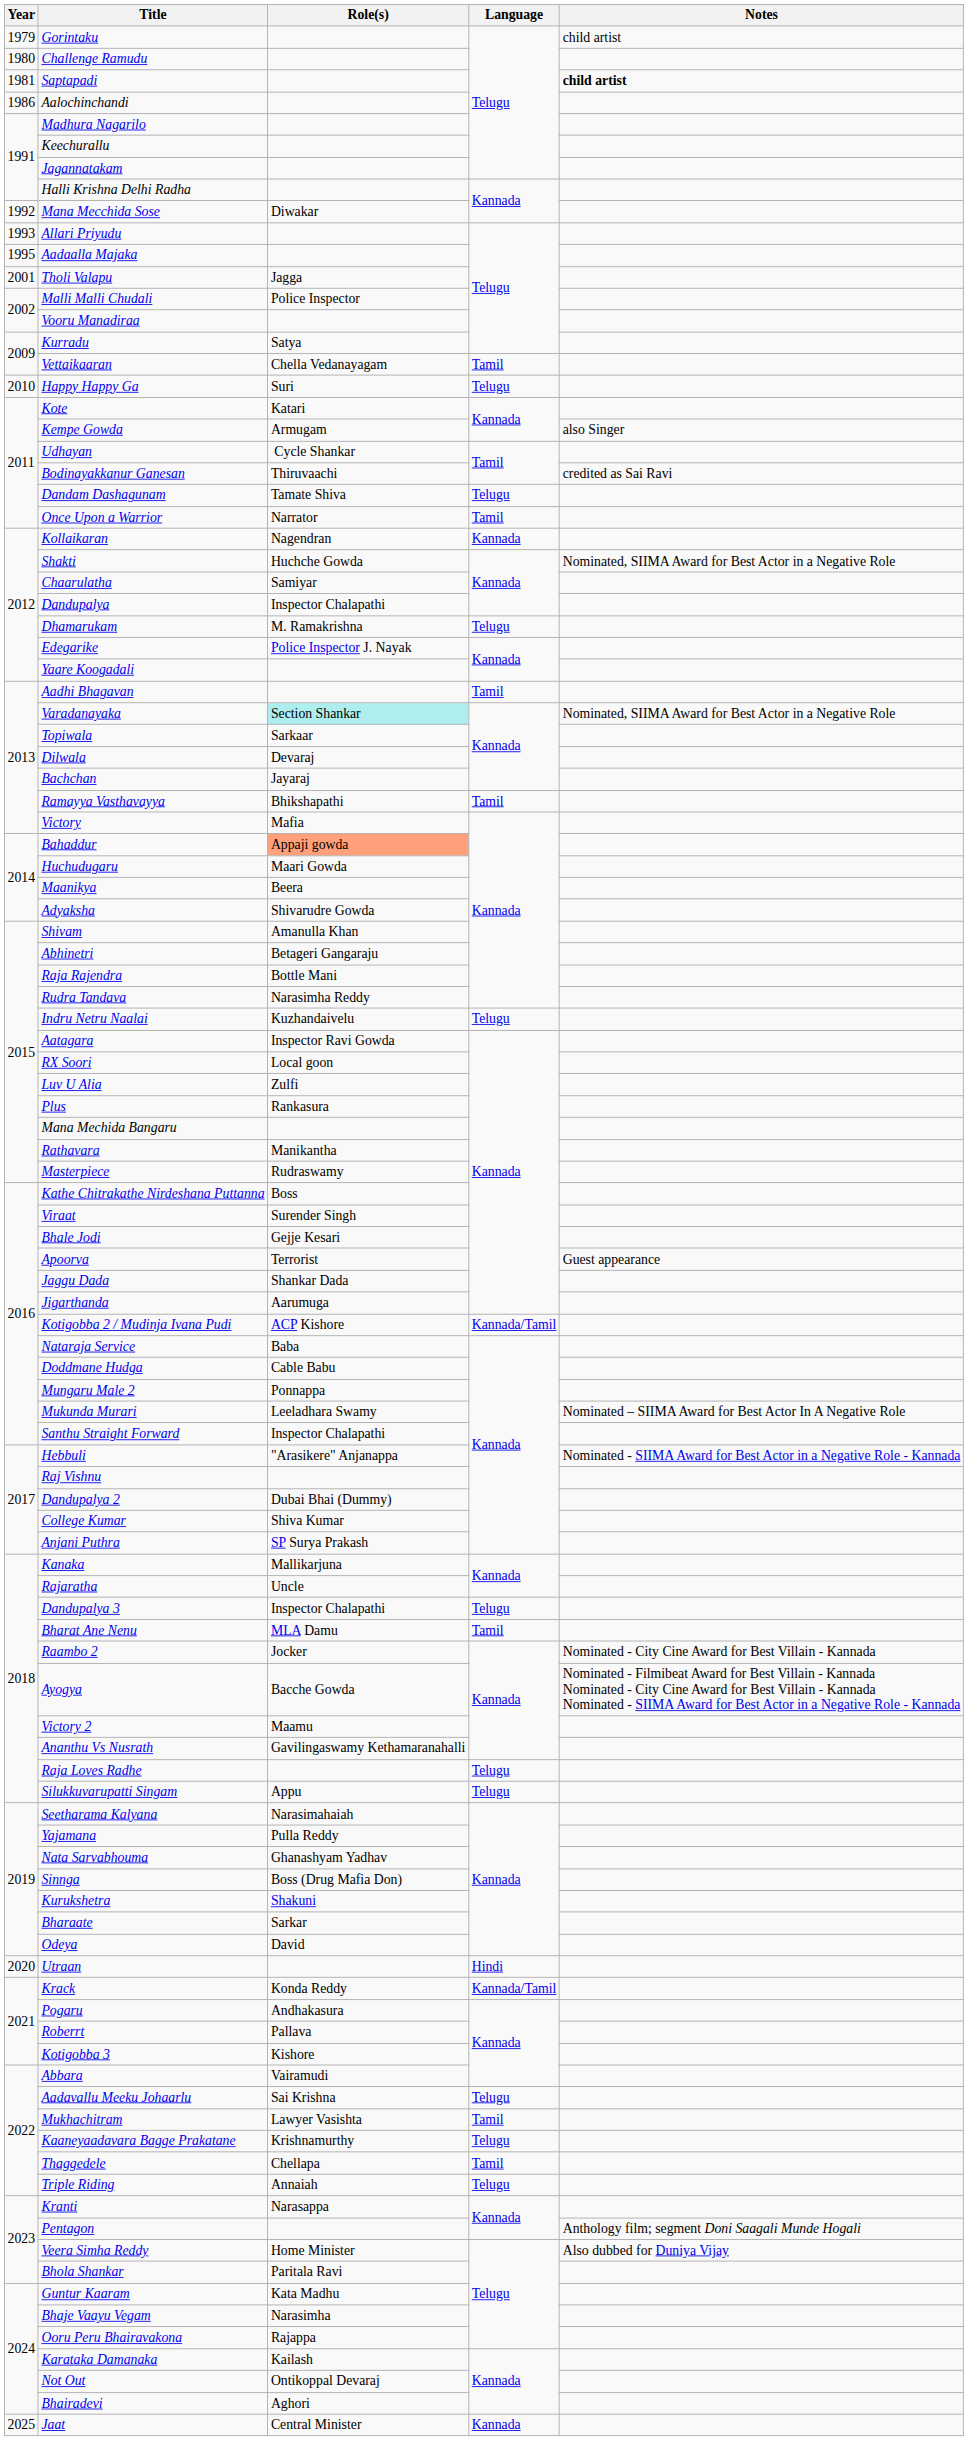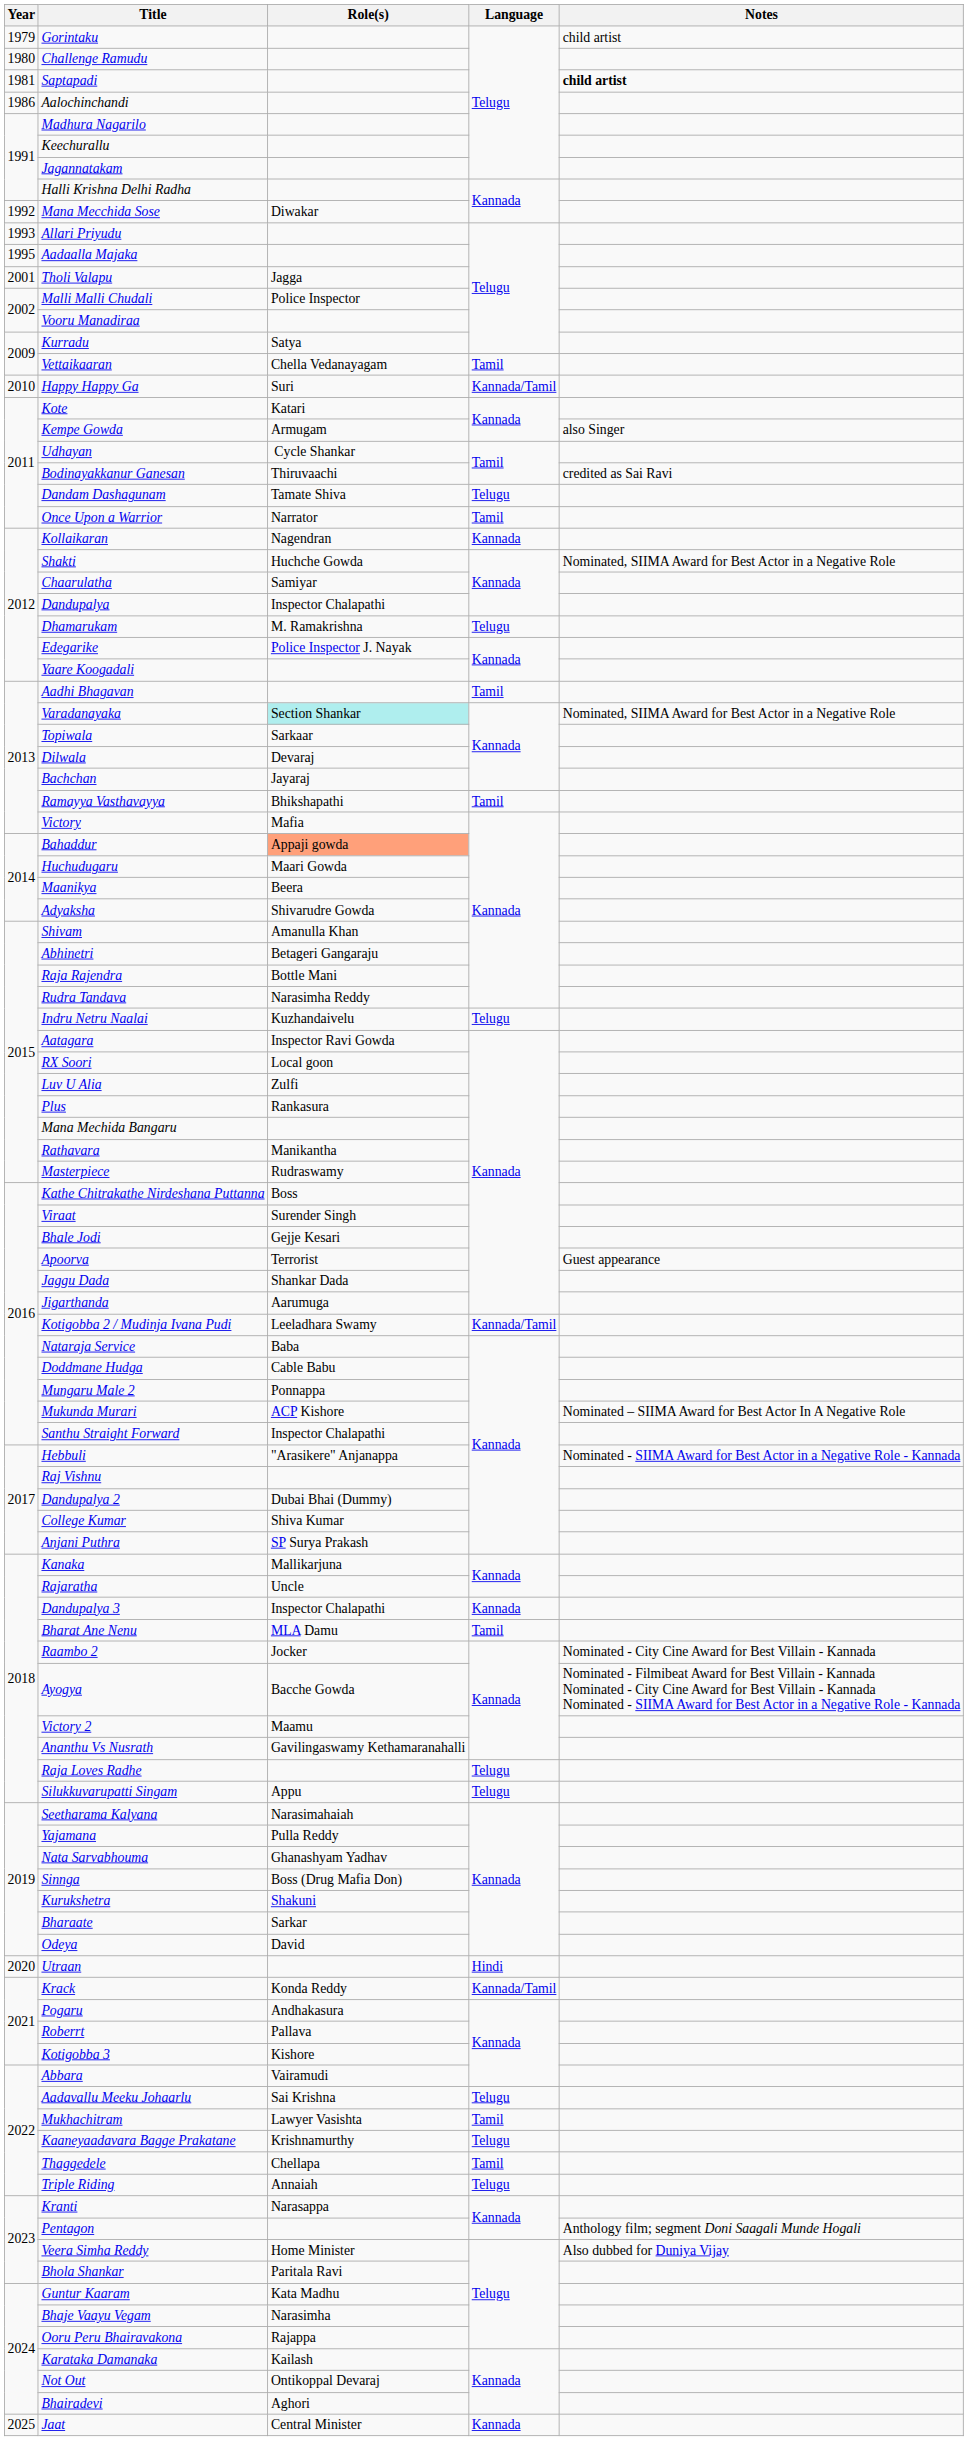(491, 386) Telugu -> (514, 386) Kannada/Tamil
(308, 1324) ACP Kishore -> (324, 1324) Leeladhara Swamy
(324, 1412) Leeladhara Swamy -> (308, 1412) ACP Kishore
(491, 1608) Telugu -> (496, 1608) Kannada
